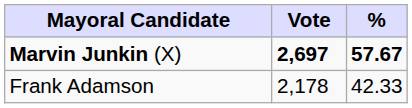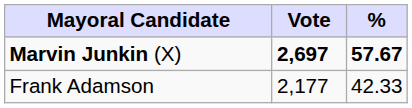(303, 86) 2,178 -> (303, 86) 2,177
